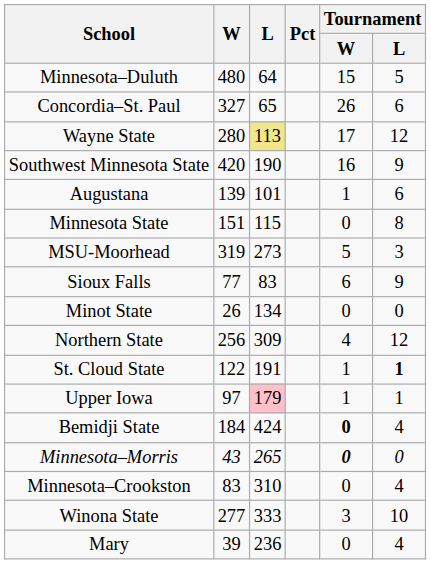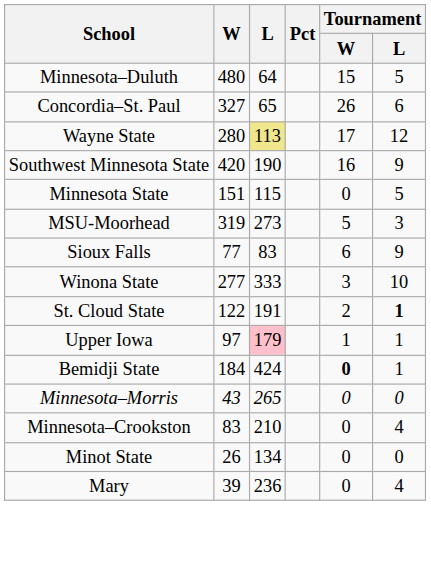- row: (109, 194)
(399, 223) 8 -> (399, 194) 5
rows swapped: (109, 515) <-> (109, 310)
- row: (109, 340)
(346, 369) 1 -> (346, 310) 2
(399, 427) 4 -> (399, 369) 1
(346, 456) bold -> (346, 398) normal
(268, 485) 310 -> (268, 427) 210
